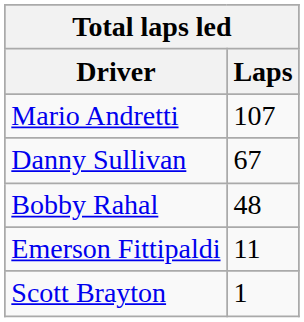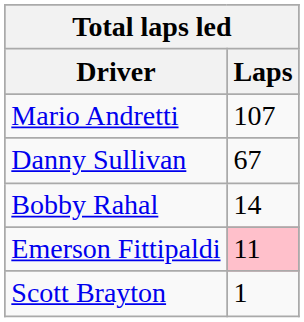(247, 204) 48 -> (247, 204) 14
(247, 248) no background -> (247, 248) pink background
